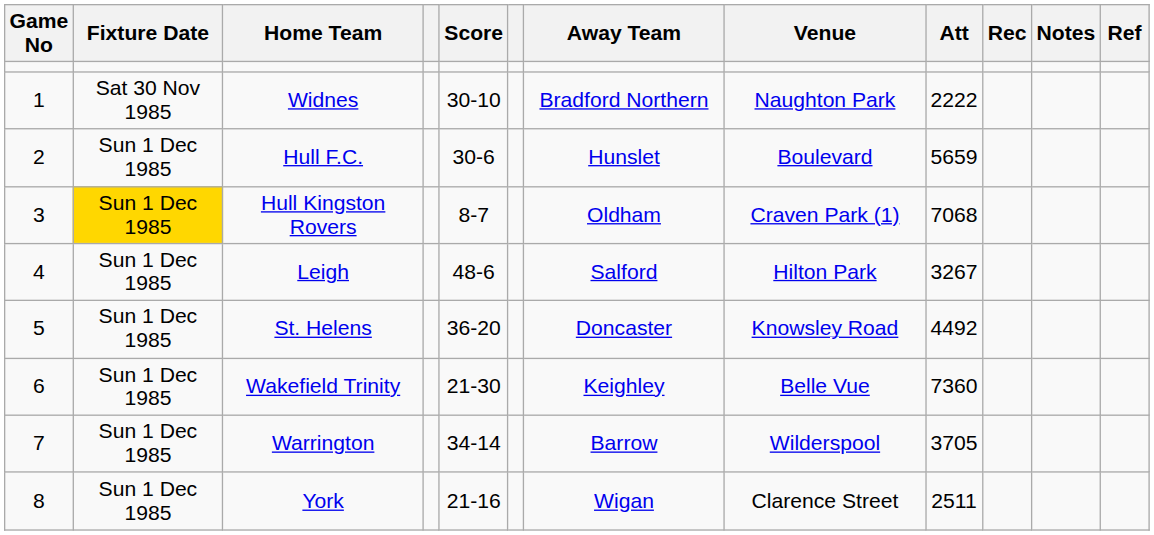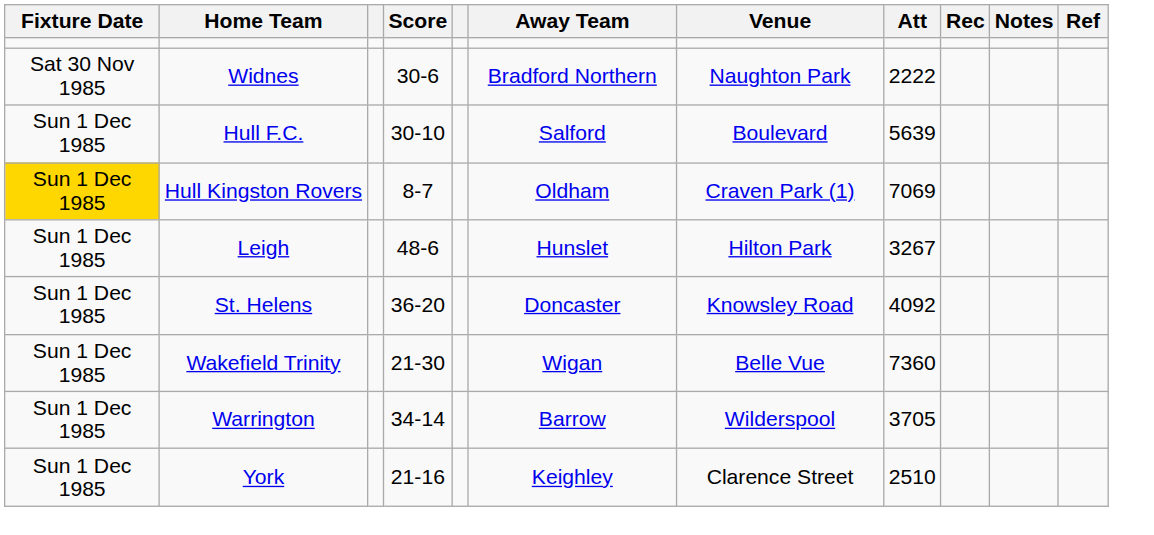- column: (39, 33)
(474, 100) 30-10 -> (418, 76) 30-6
(474, 157) 30-6 -> (418, 133) 30-10
(624, 157) Hunslet -> (572, 133) Salford
(954, 157) 5659 -> (912, 133) 5639
(954, 214) 7068 -> (912, 190) 7069
(624, 271) Salford -> (572, 248) Hunslet
(954, 329) 4492 -> (912, 305) 4092
(624, 386) Keighley -> (572, 362) Wigan
(624, 500) Wigan -> (572, 477) Keighley
(954, 500) 2511 -> (912, 477) 2510
